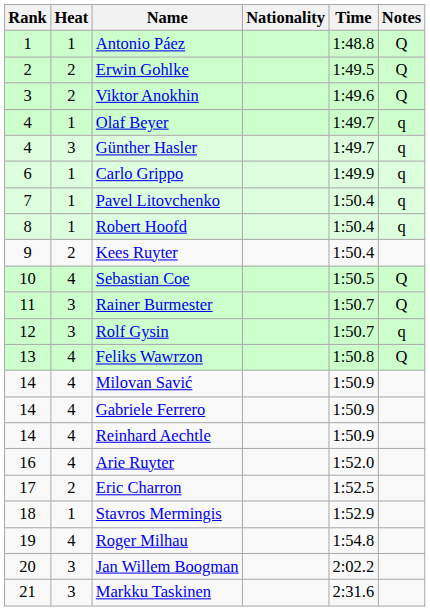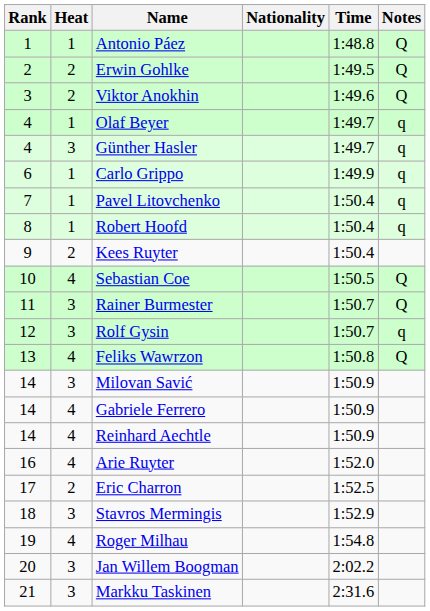(71, 383) 4 -> (71, 383) 3
(71, 514) 1 -> (71, 514) 3
